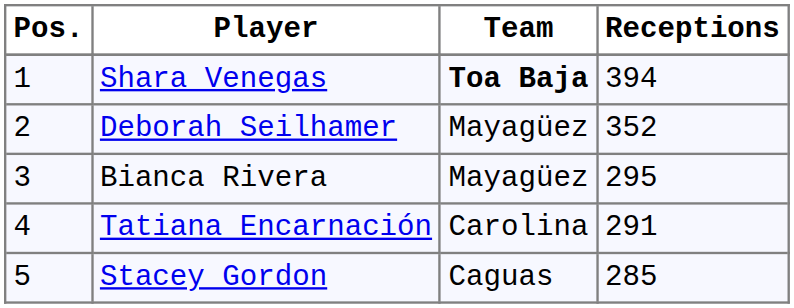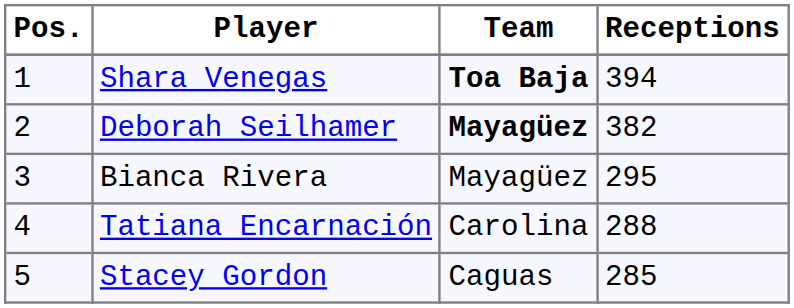(519, 129) normal -> (519, 129) bold
(631, 129) 352 -> (631, 129) 382
(631, 228) 291 -> (631, 228) 288
